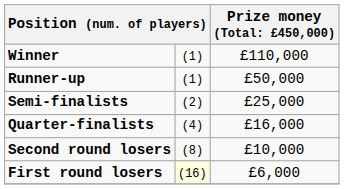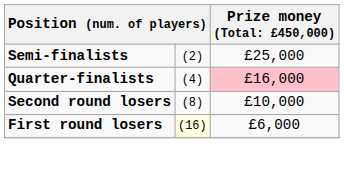- row: (34, 56)
- row: (47, 79)
(274, 126) no background -> (274, 79) pink background
